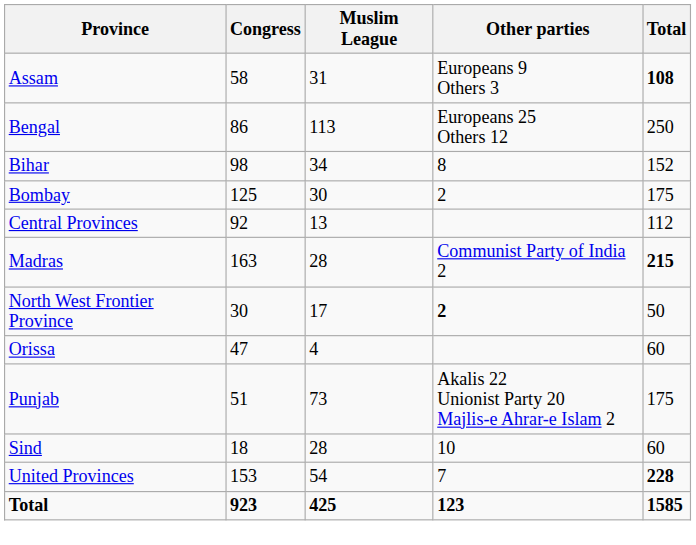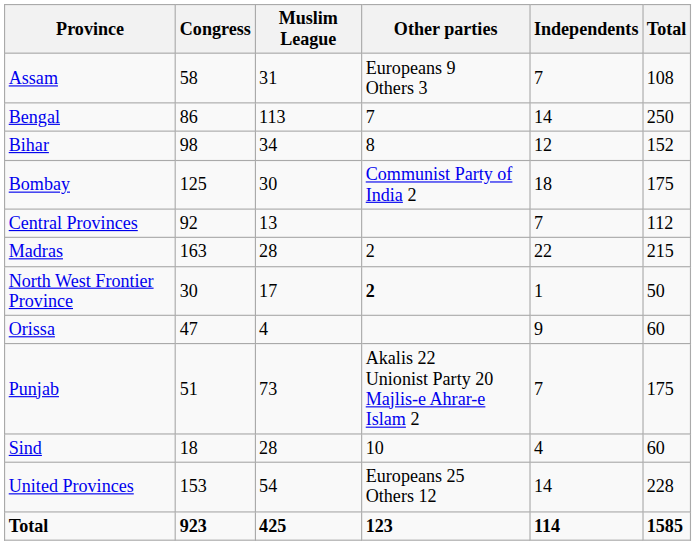+ column: (586, 29)
(660, 78) bold -> (660, 78) normal
(487, 127) Europeans 25 Others 12 -> (370, 116) 7
(442, 194) 2 -> (439, 184) Communist Party of India 2
(531, 262) Communist Party of India 2 -> (370, 251) 2
(660, 262) bold -> (660, 251) normal
(442, 476) 7 -> (415, 486) Europeans 25 Others 12
(660, 476) bold -> (660, 486) normal
